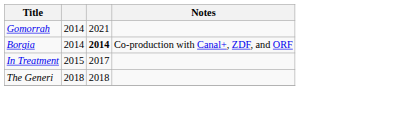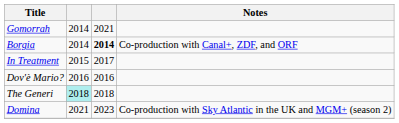+ row: (35, 77)
(74, 77) no background -> (79, 93) paleturquoise background
+ row: (23, 110)
